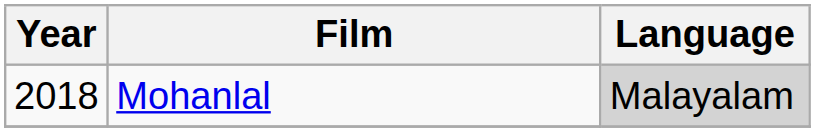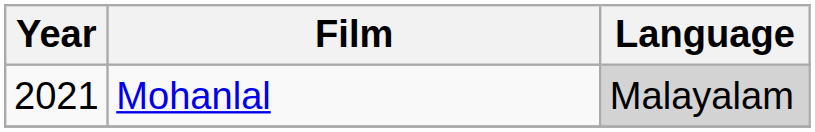(56, 95) 2018 -> (56, 95) 2021
